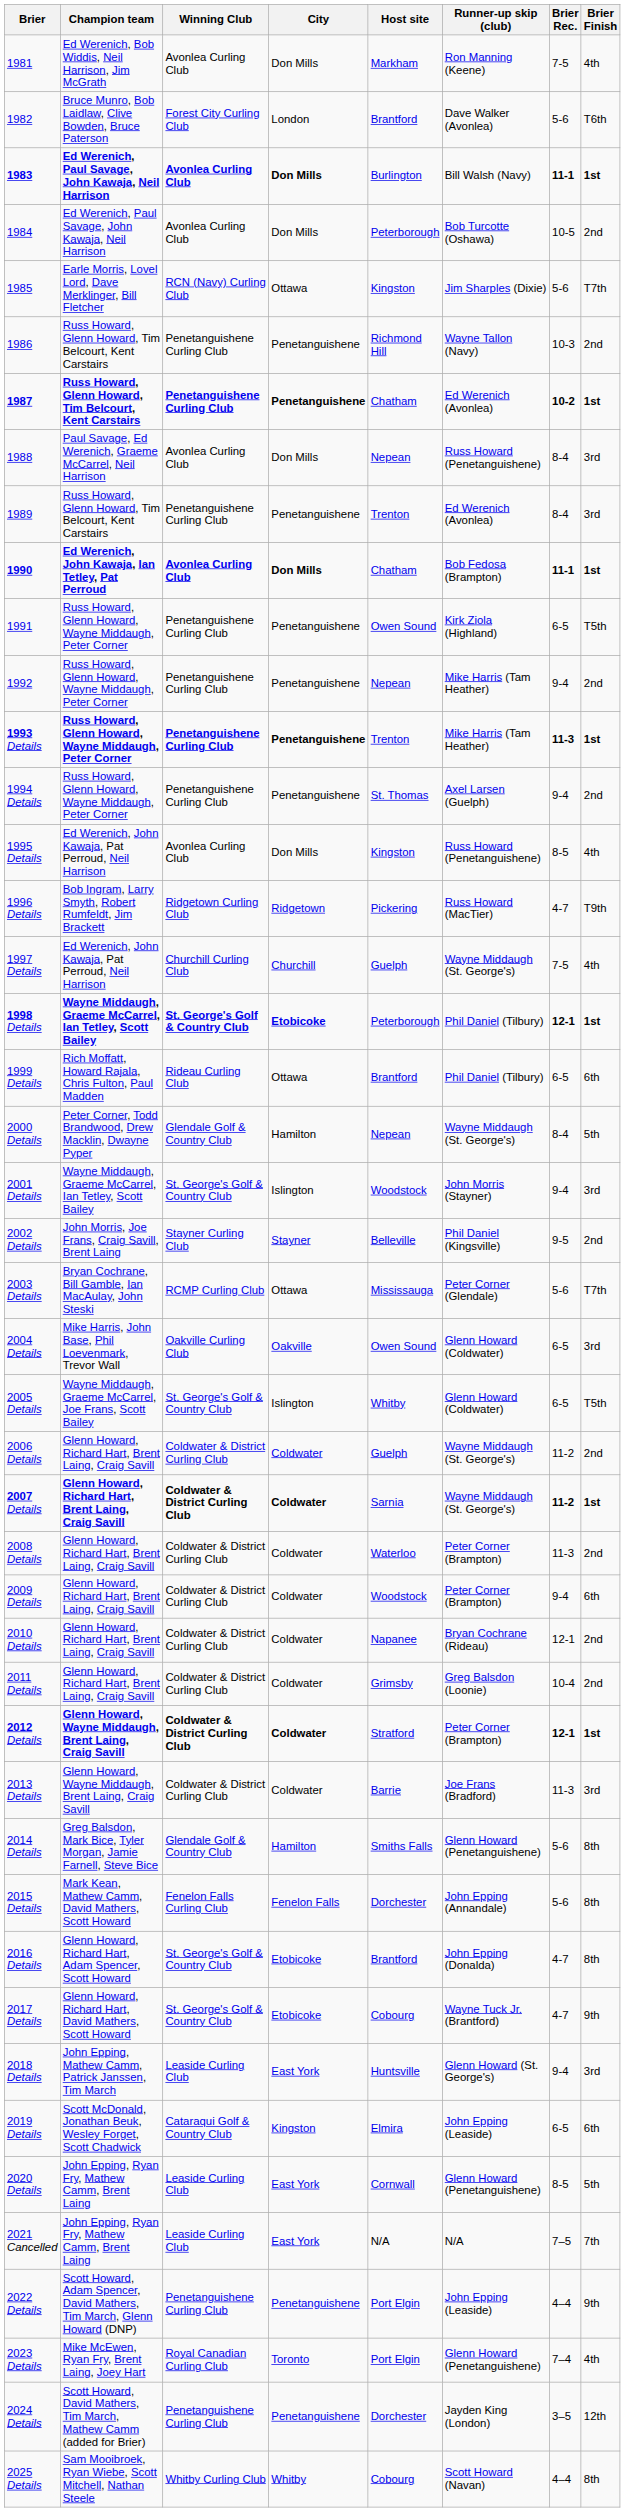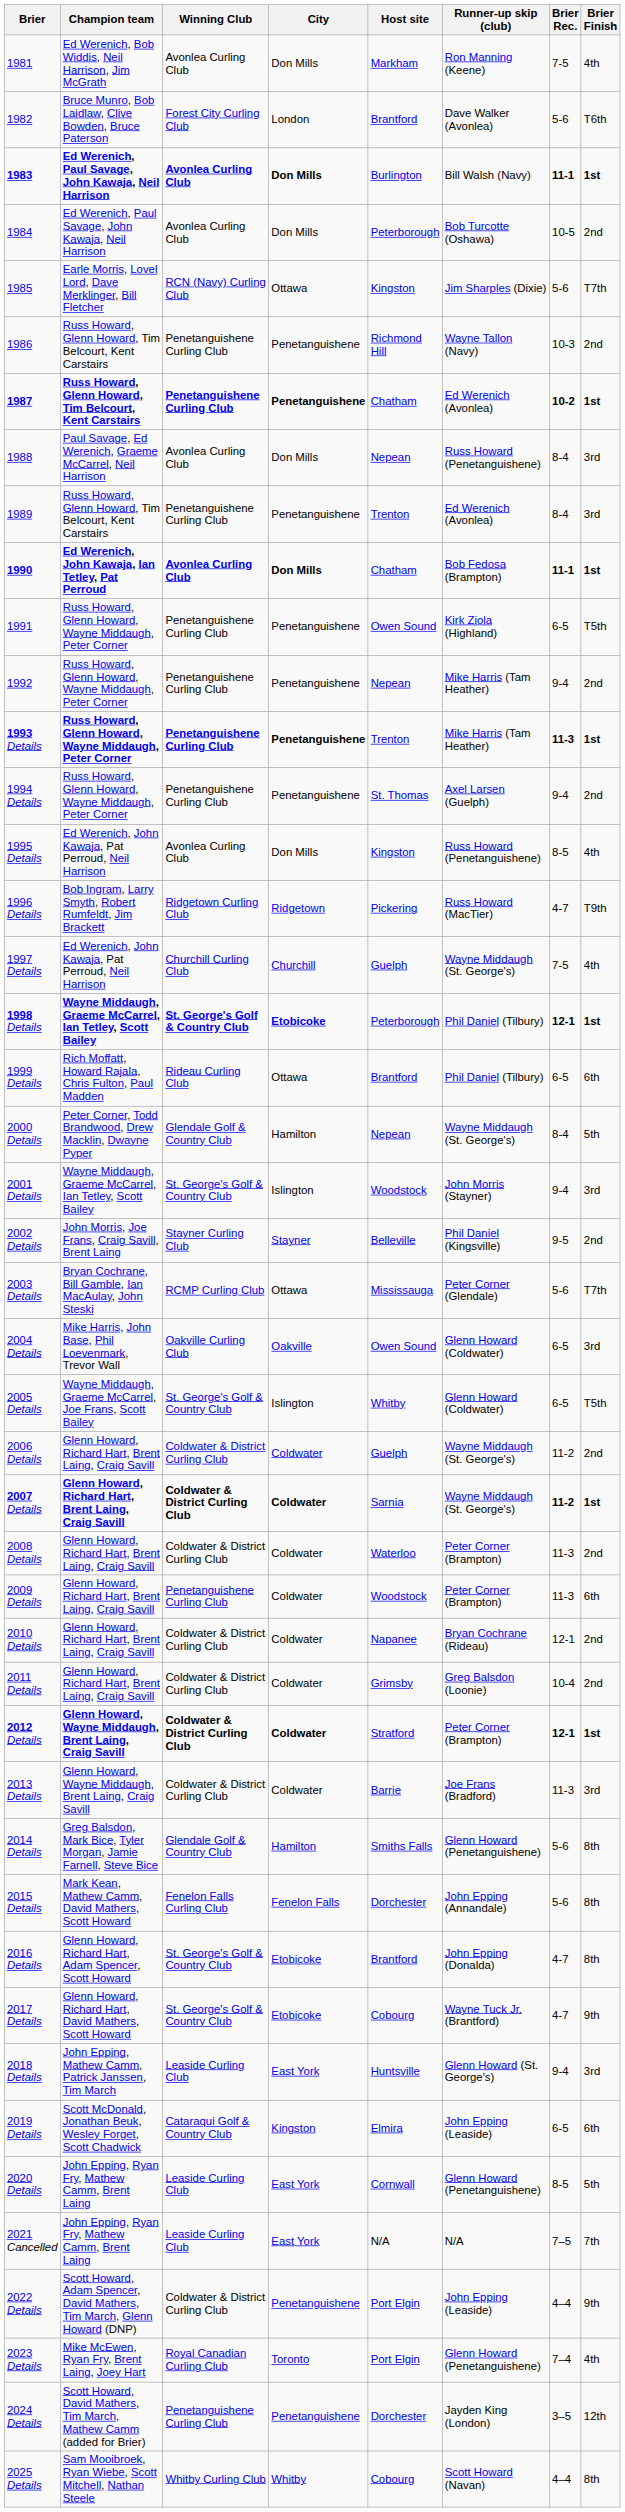(215, 1596) Coldwater & District Curling Club -> (210, 1596) Penetanguishene Curling Club
(560, 1596) 9-4 -> (563, 1596) 11-3
(210, 2303) Penetanguishene Curling Club -> (215, 2303) Coldwater & District Curling Club
